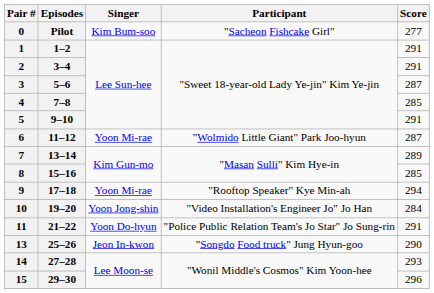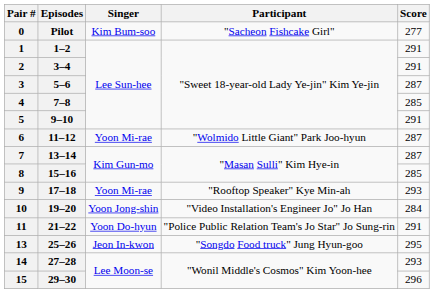(413, 155) 289 -> (413, 155) 287
(413, 191) 294 -> (413, 191) 293
(413, 244) 290 -> (413, 244) 295
